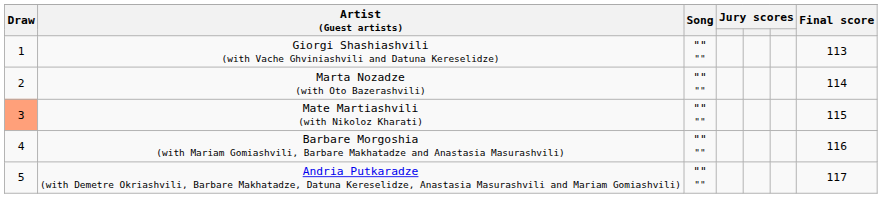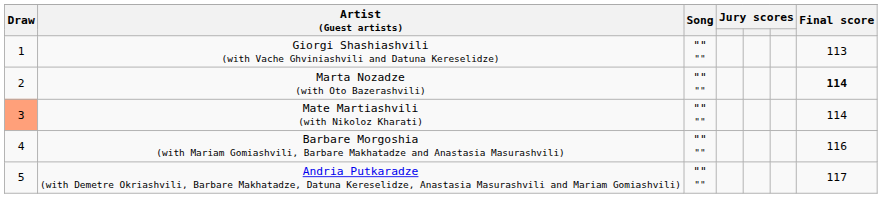(837, 83) normal -> (837, 83) bold
(837, 115) 115 -> (837, 115) 114
